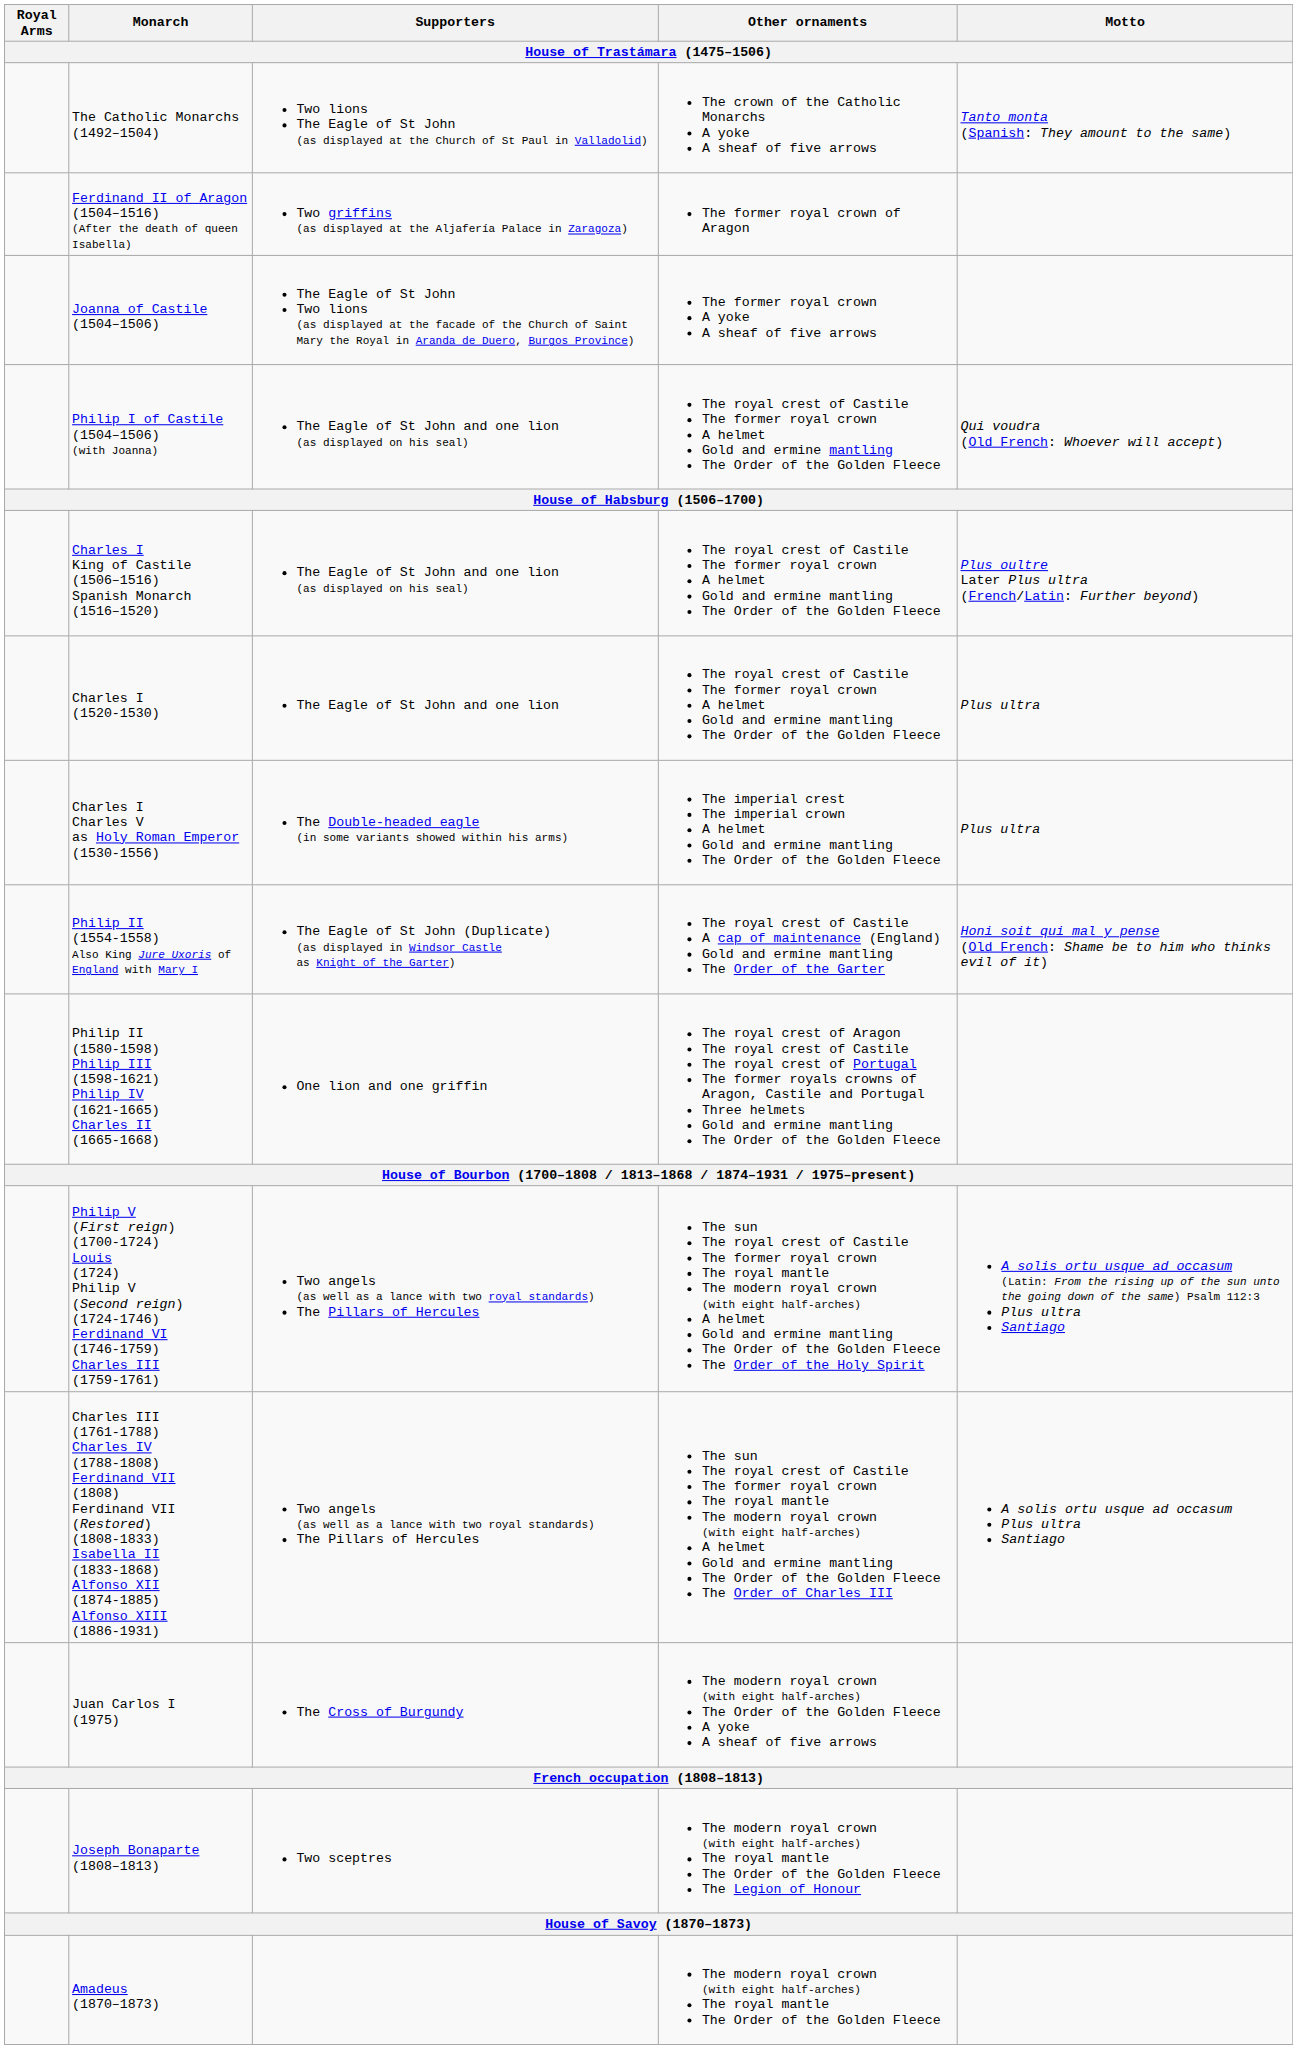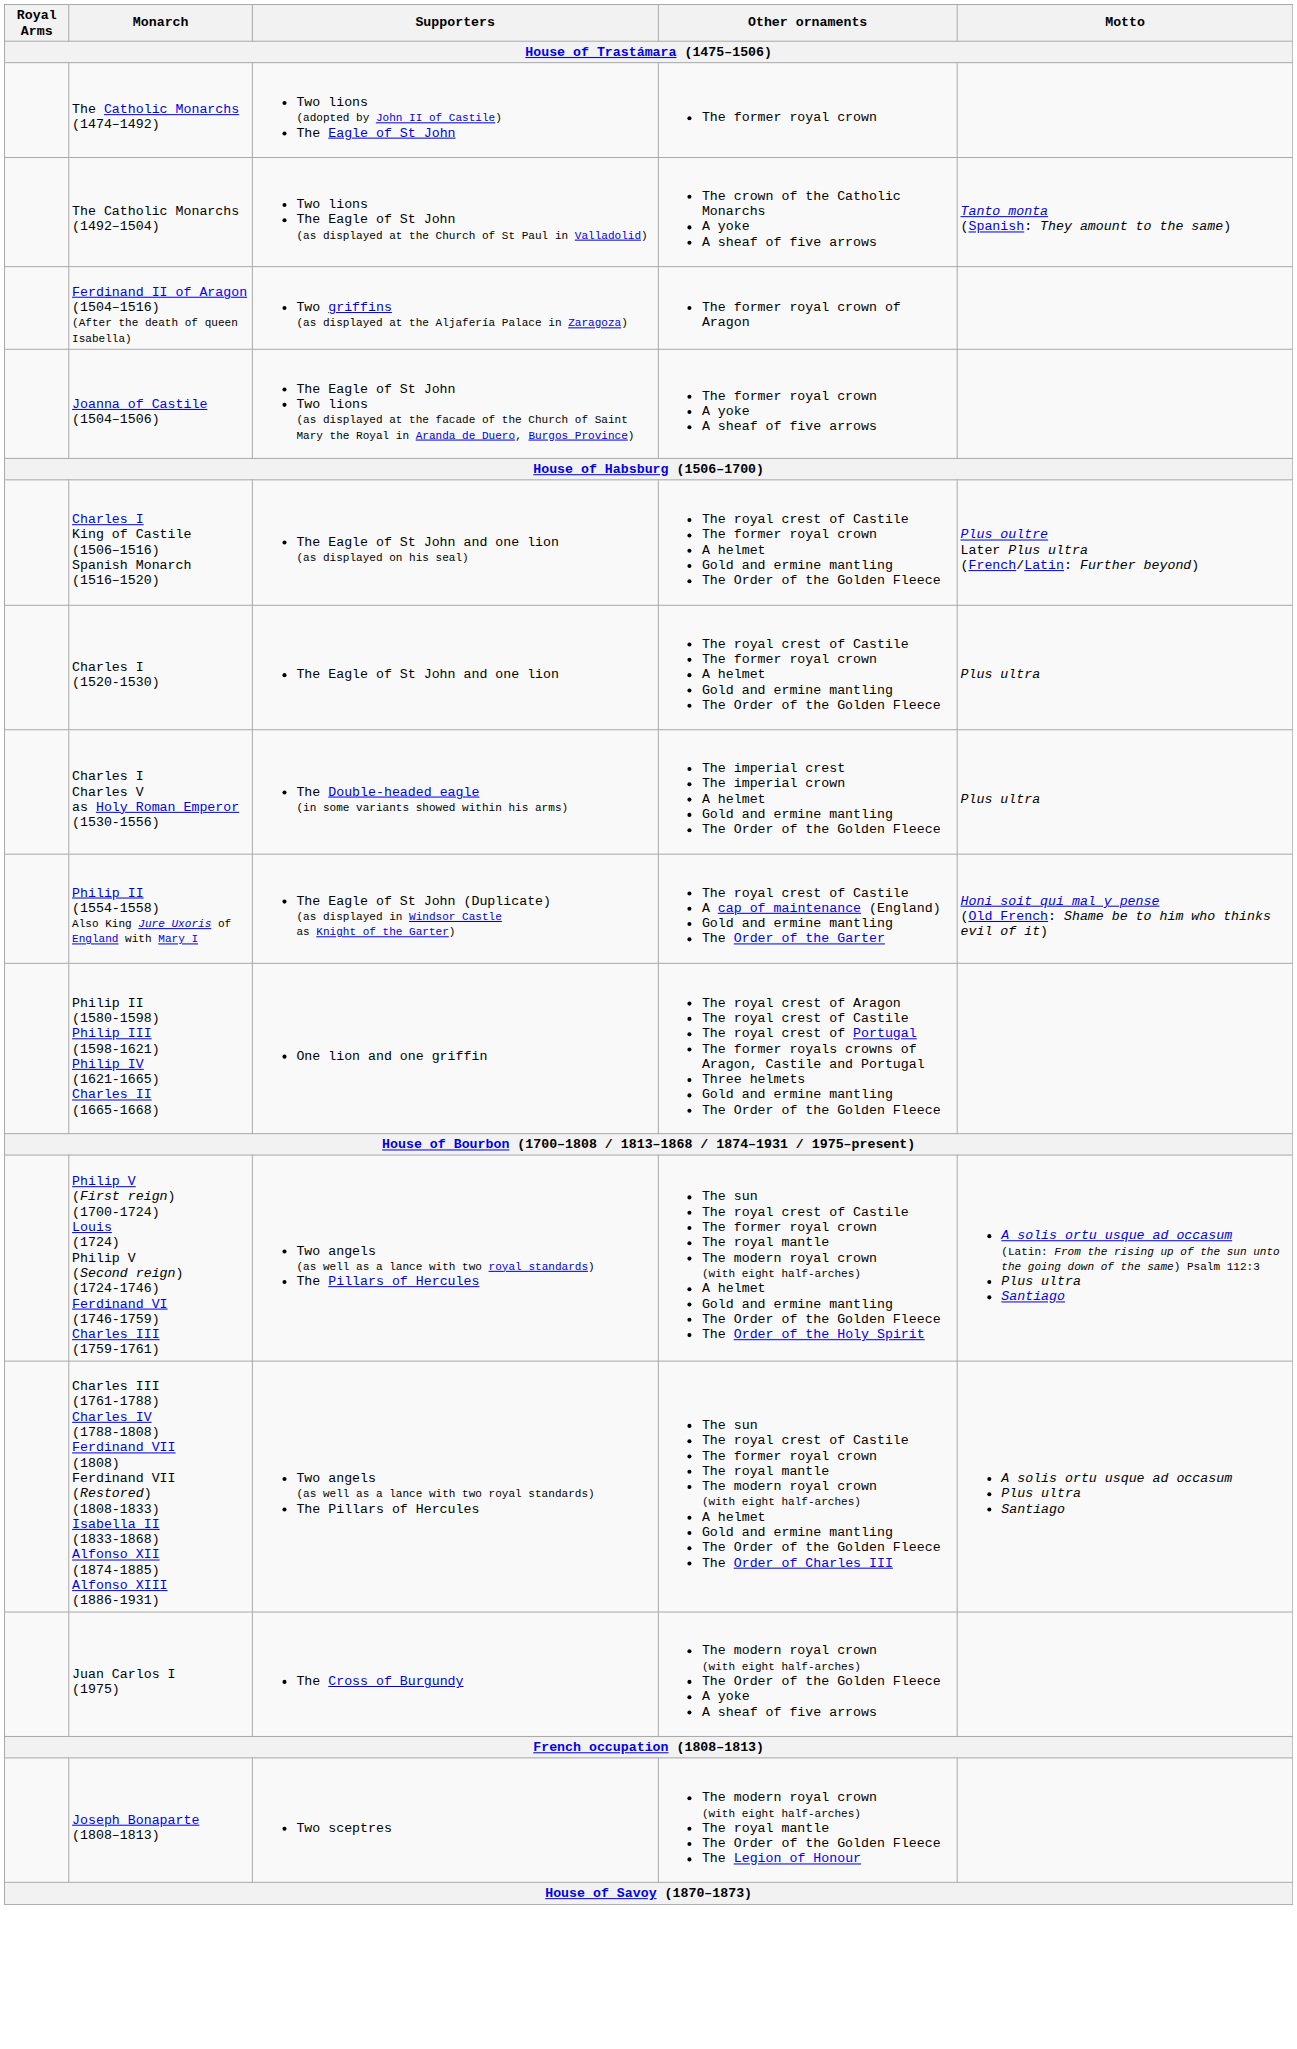+ row: (156, 118)
- row: (148, 434)
- row: (116, 1997)
